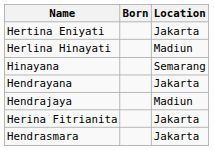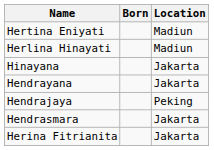(176, 31) Jakarta -> (173, 31) Madiun
(180, 66) Semarang -> (176, 66) Jakarta
(173, 101) Madiun -> (173, 101) Peking
rows swapped: (43, 136) <-> (62, 119)
